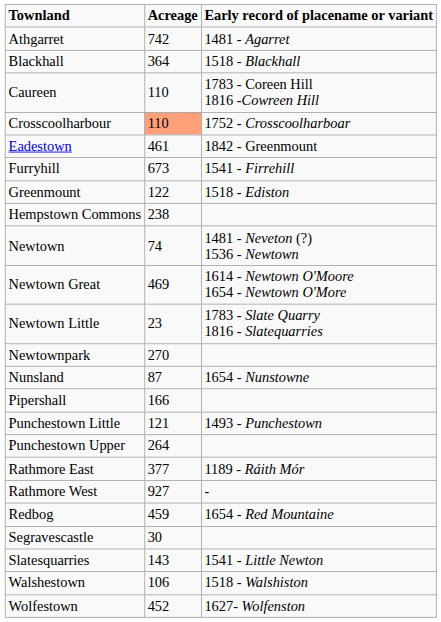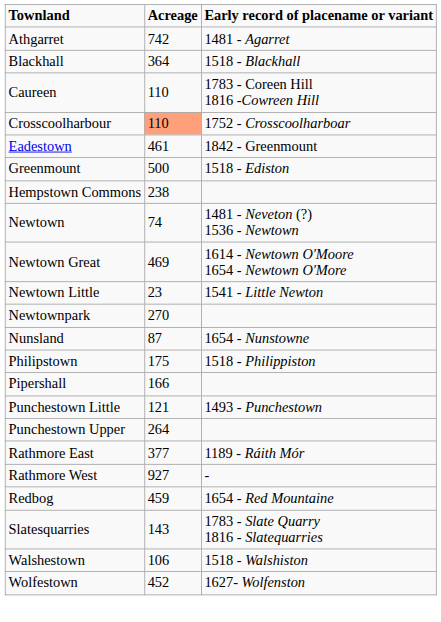- row: (34, 169)
(158, 191) 122 -> (158, 169) 500
(264, 323) 1783 - Slate Quarry 1816 - Slatequarries -> (264, 292) 1541 - Little Newton
+ row: (43, 361)
- row: (51, 537)
(264, 560) 1541 - Little Newton -> (264, 529) 1783 - Slate Quarry 1816 - Slatequarries
